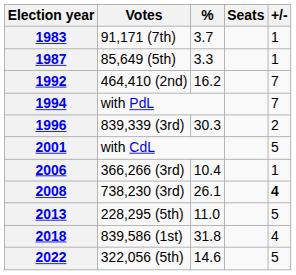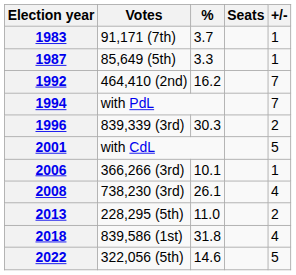(207, 170) 10.4 -> (207, 170) 10.1
(275, 192) bold -> (275, 192) normal
(275, 214) 5 -> (275, 214) 2
